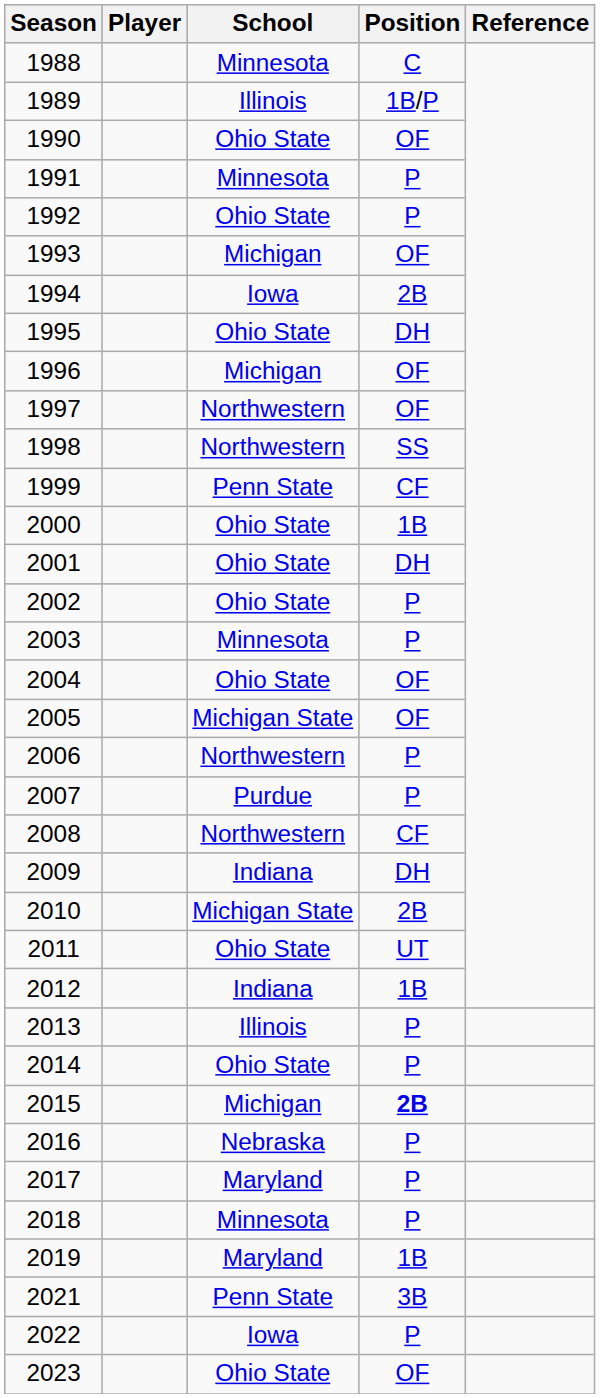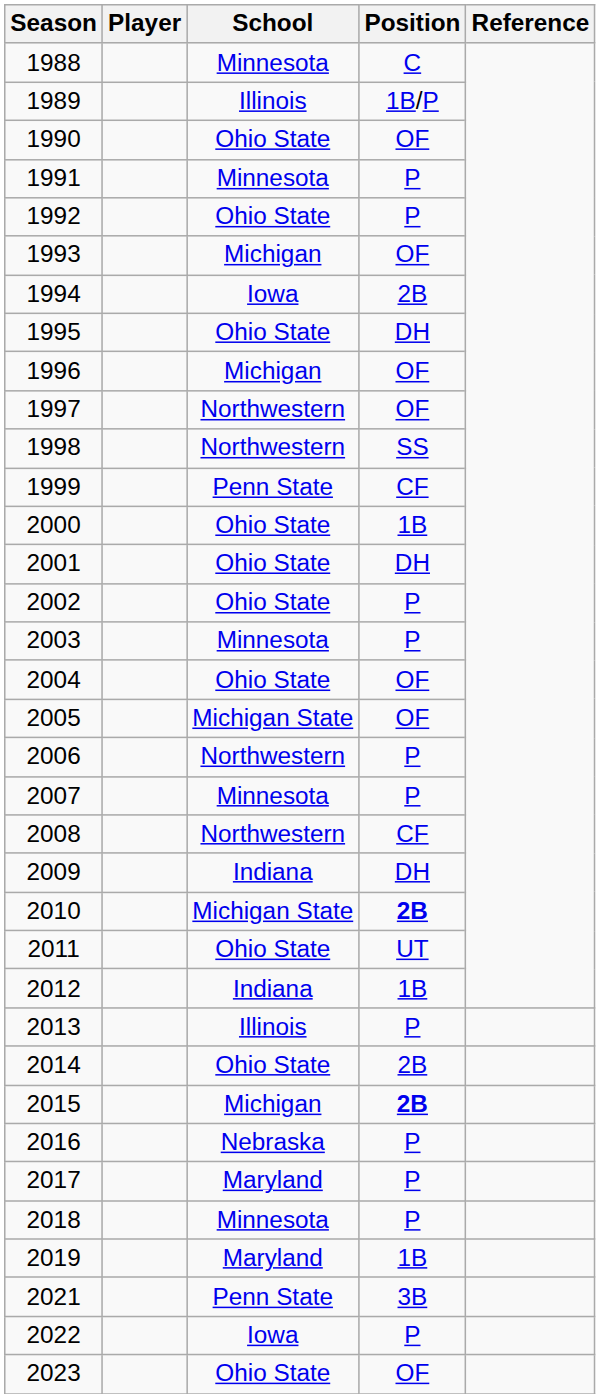(273, 795) Purdue -> (273, 795) Minnesota
(412, 910) normal -> (412, 910) bold
(412, 1065) P -> (412, 1065) 2B
